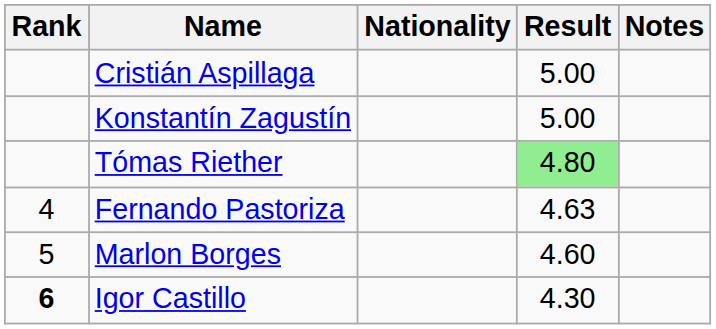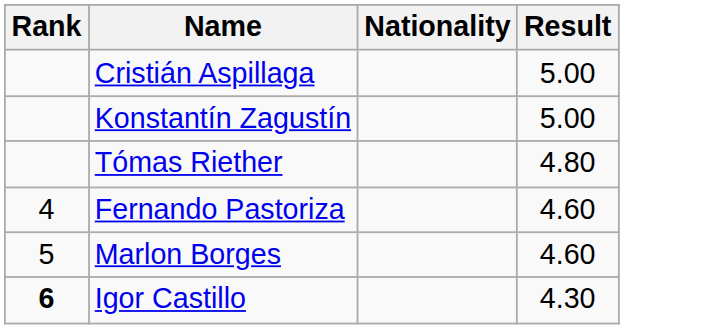- column: (664, 27)
(568, 163) lightgreen background -> (568, 163) no background
(568, 208) 4.63 -> (568, 208) 4.60
